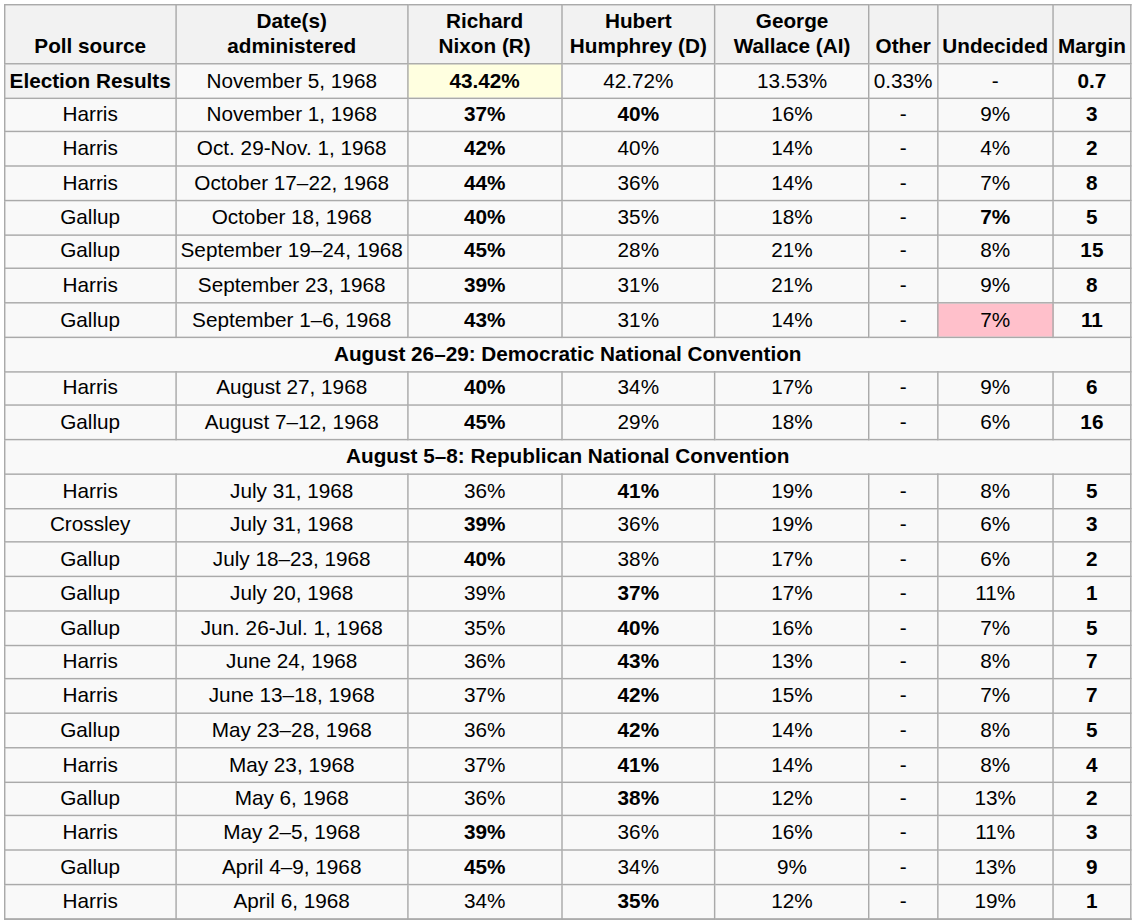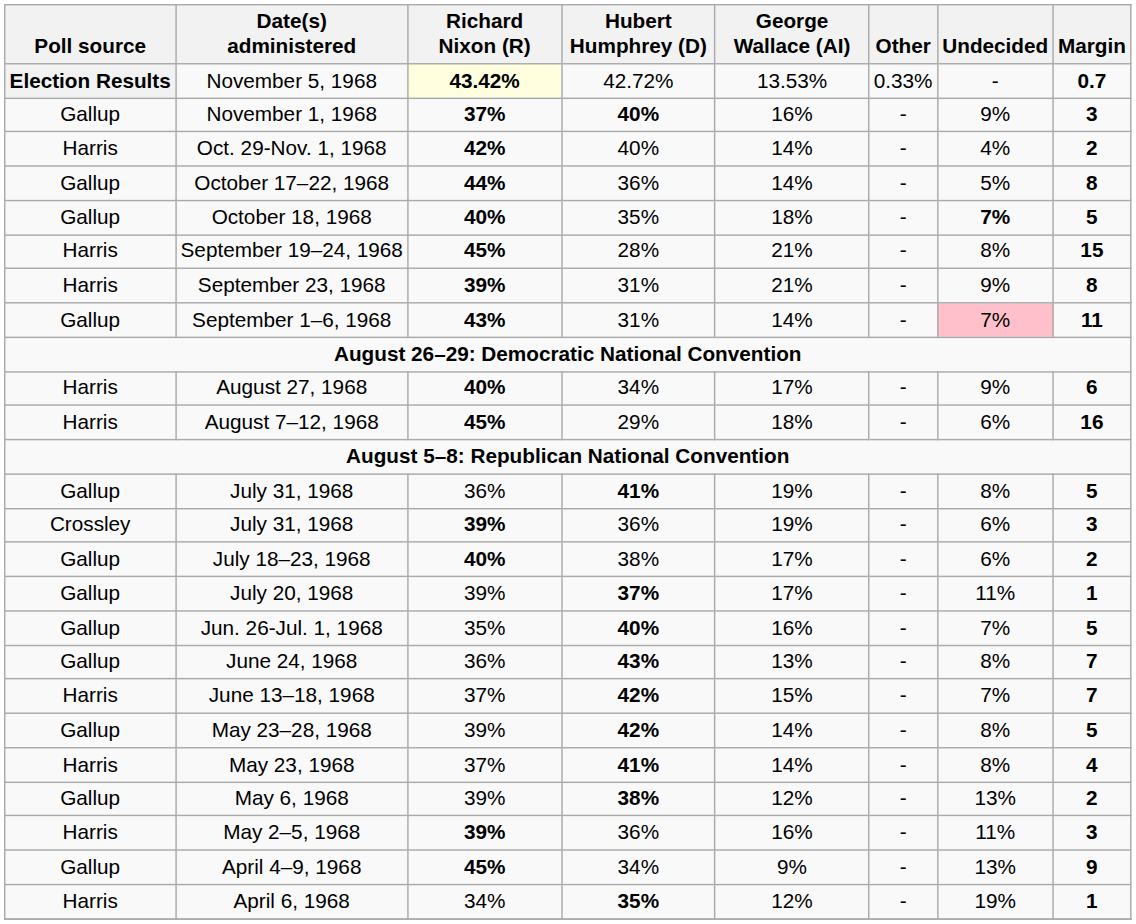(90, 114) Harris -> (90, 114) Gallup
(90, 183) Harris -> (90, 183) Gallup
(995, 183) 7% -> (995, 183) 5%
(90, 251) Gallup -> (90, 251) Harris
(90, 422) Gallup -> (90, 422) Harris
(90, 491) Harris -> (90, 491) Gallup
(90, 662) Harris -> (90, 662) Gallup
(485, 730) 36% -> (485, 730) 39%
(485, 798) 36% -> (485, 798) 39%
